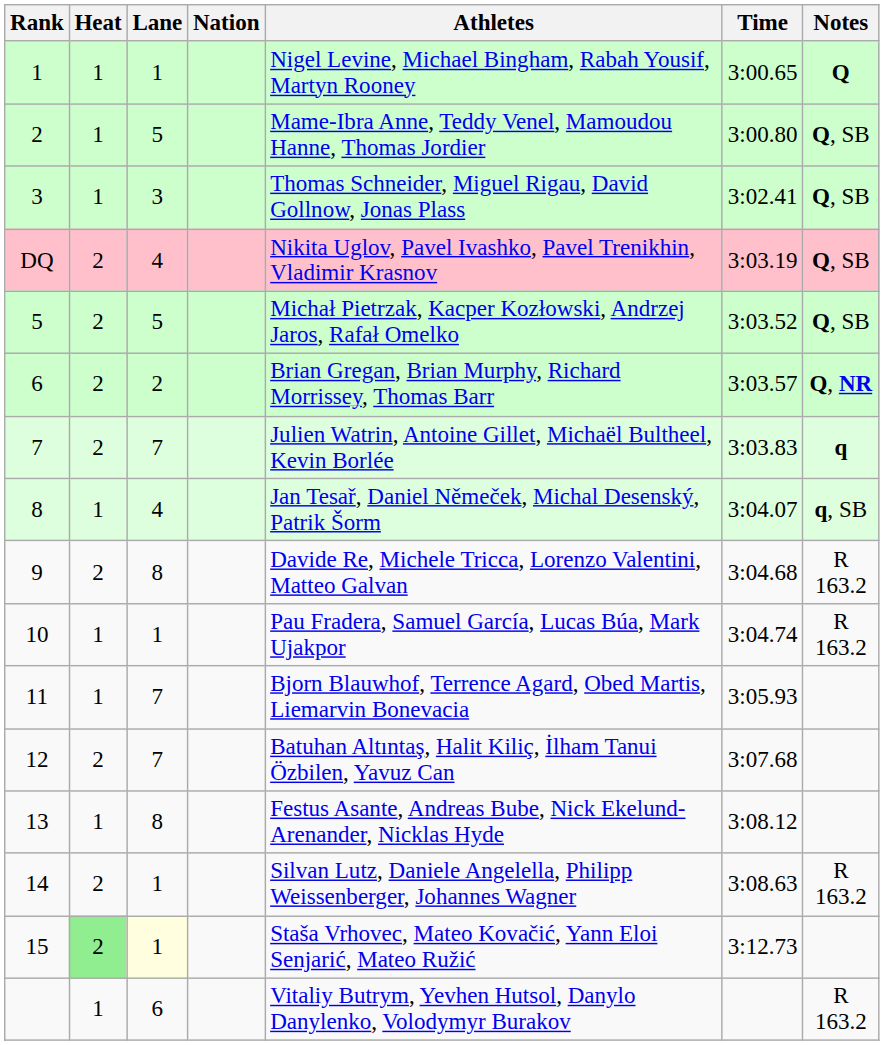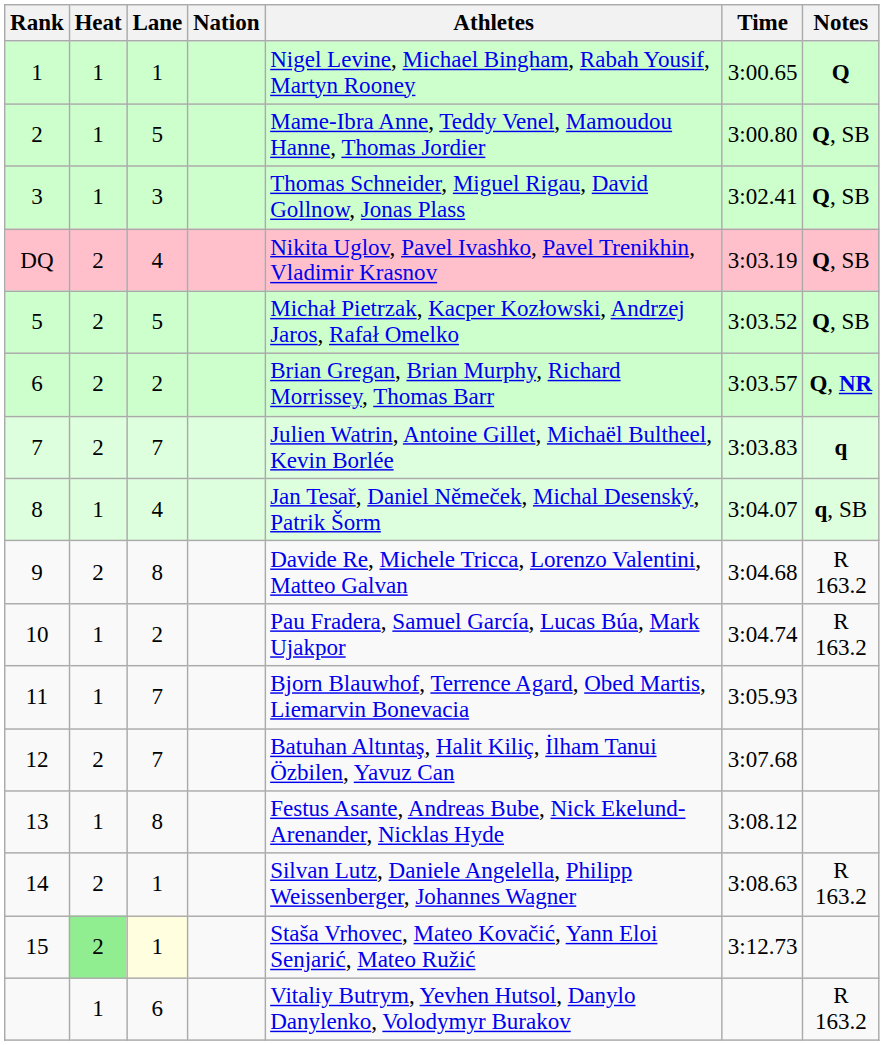(157, 634) 1 -> (157, 634) 2
